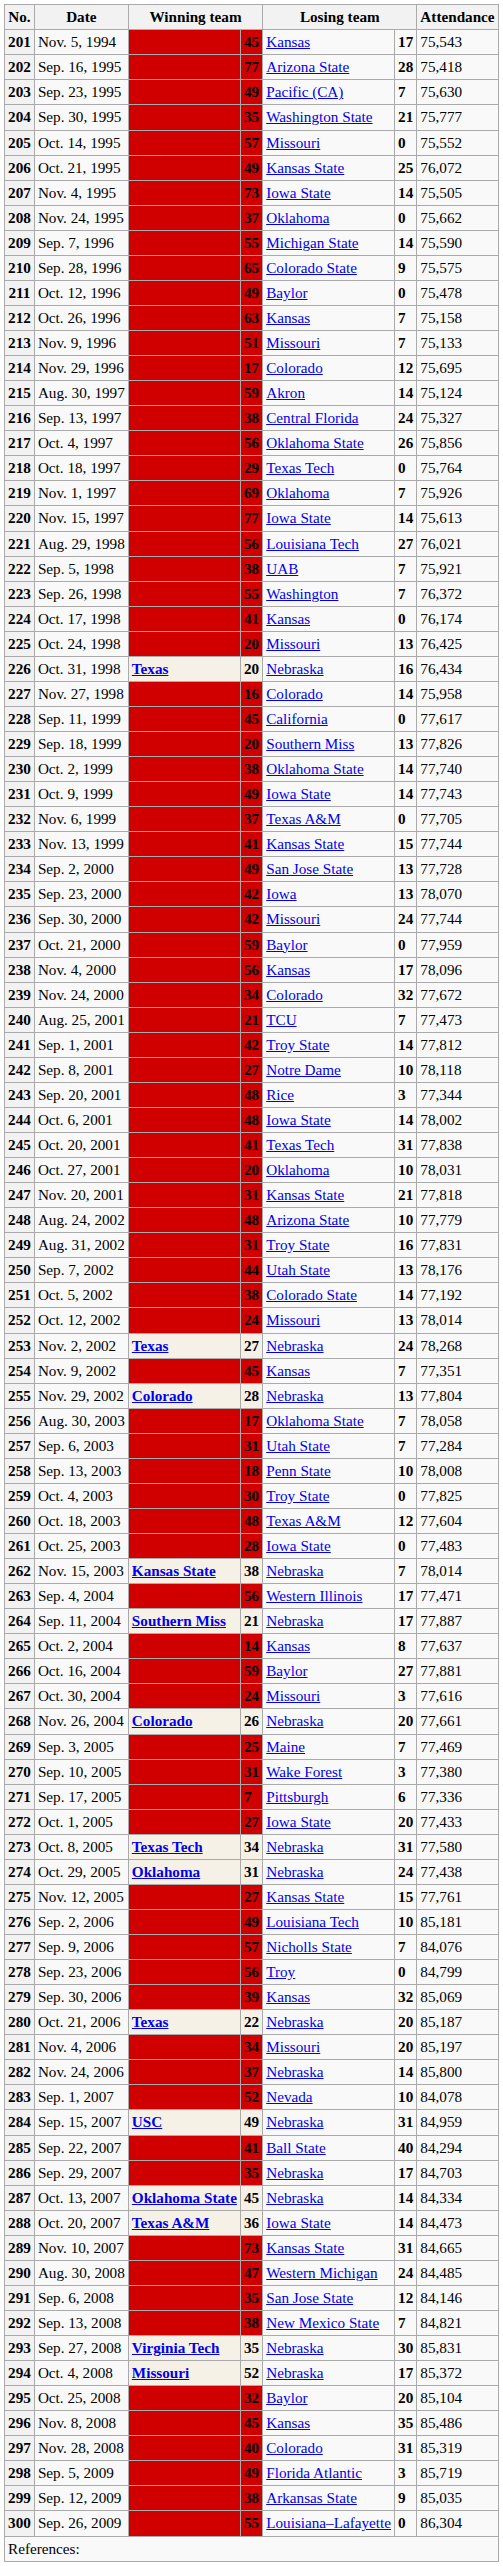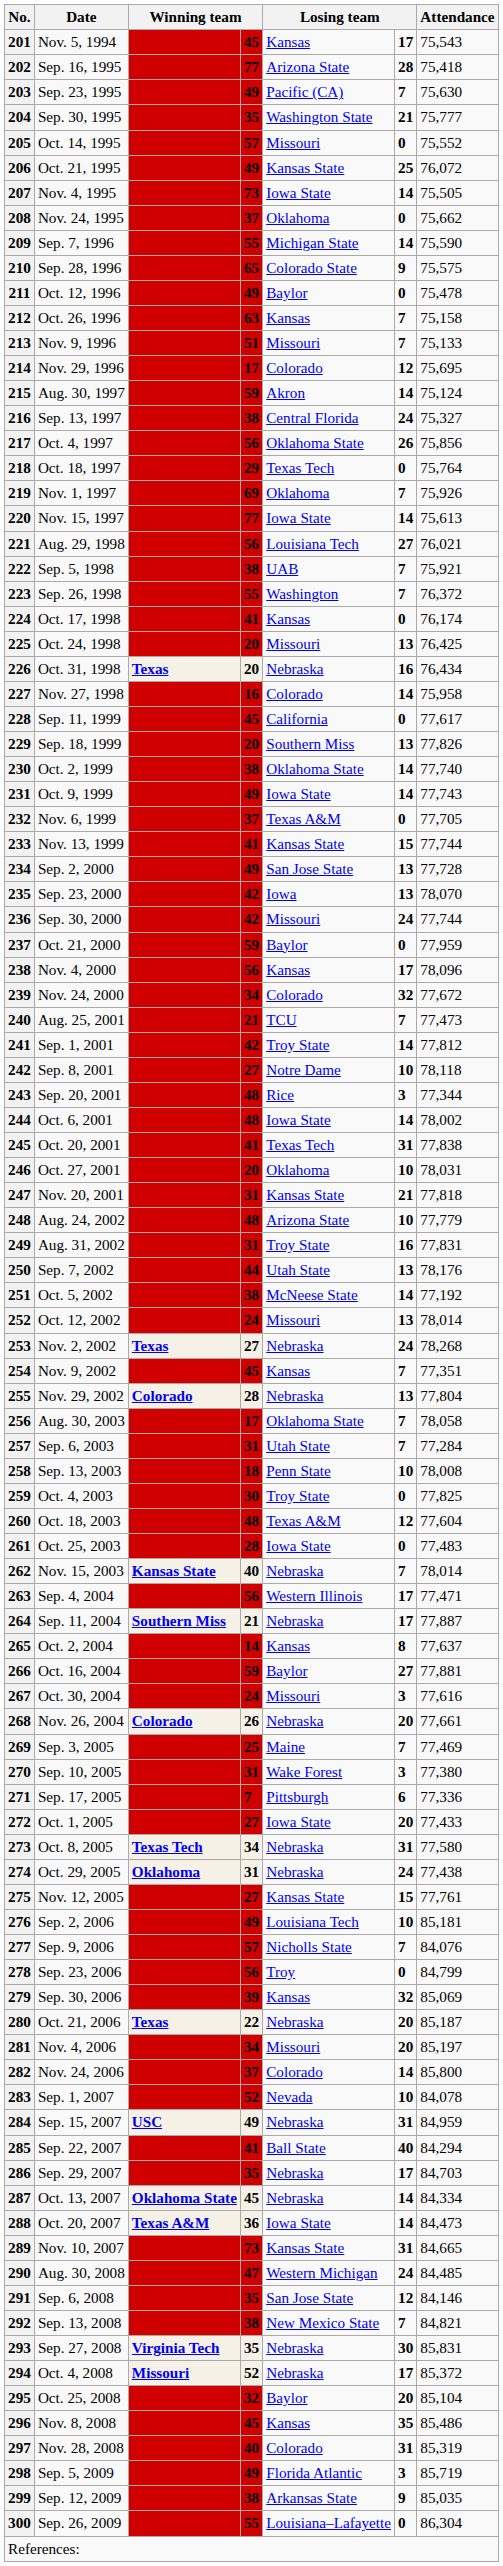(312, 1295) Colorado State -> (312, 1295) McNeese State
(252, 1571) 38 -> (252, 1571) 40
(295, 2072) Nebraska -> (294, 2072) Colorado
